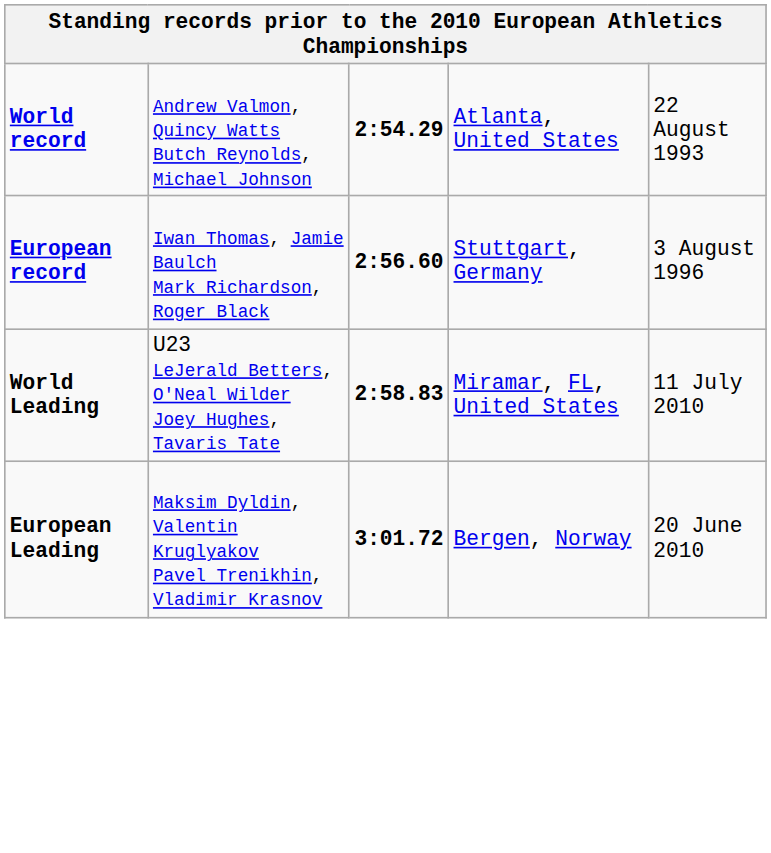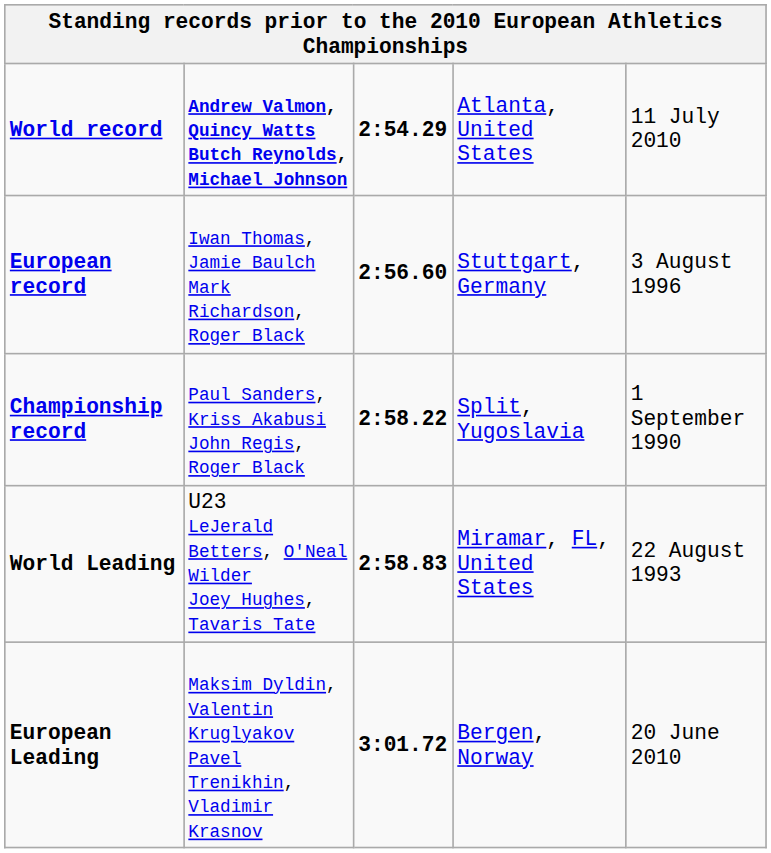(232, 143) normal -> (268, 142) bold
(692, 130) 22 August 1993 -> (675, 130) 11 July 2010
+ row: (86, 419)
(698, 395) 11 July 2010 -> (688, 564) 22 August 1993
